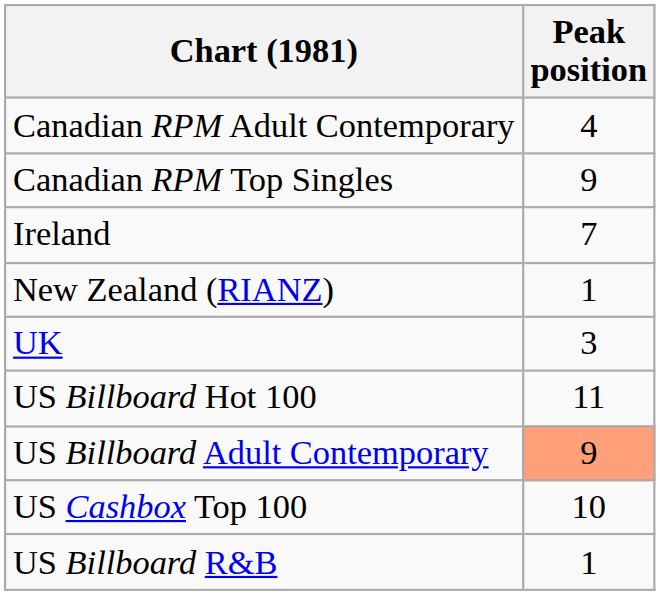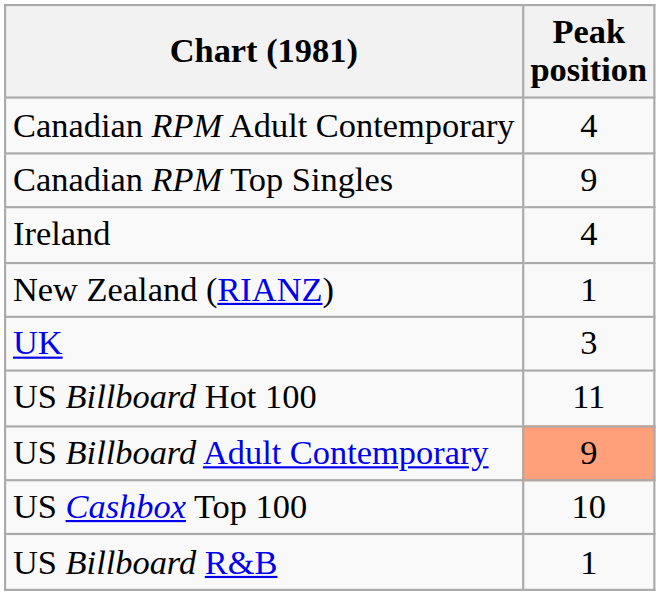(589, 234) 7 -> (589, 234) 4
